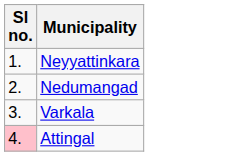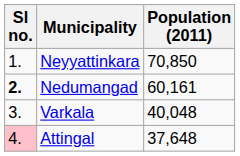+ column: (189, 27)
(15, 87) normal -> (15, 87) bold
